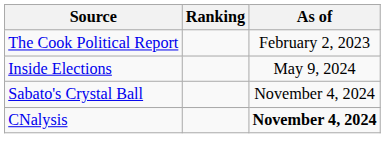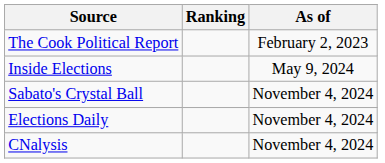+ row: (58, 119)
(315, 119) bold -> (313, 145) normal
